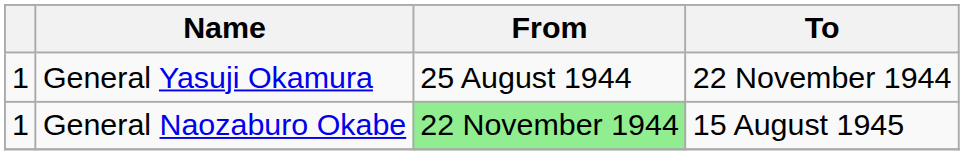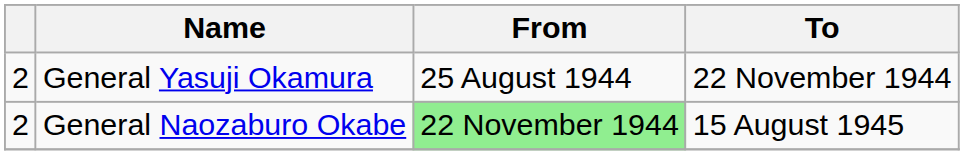(20, 76) 1 -> (20, 76) 2
(20, 125) 1 -> (20, 125) 2
